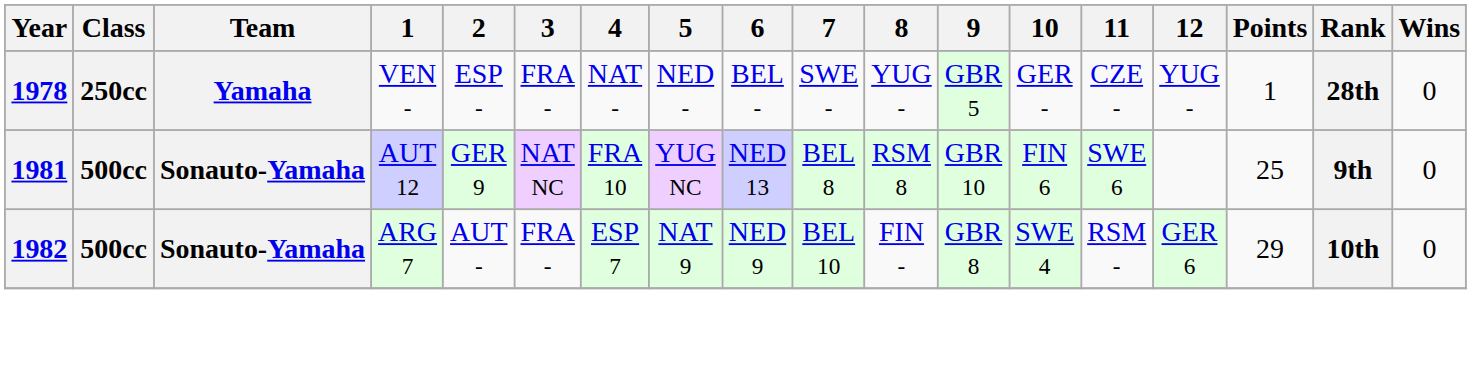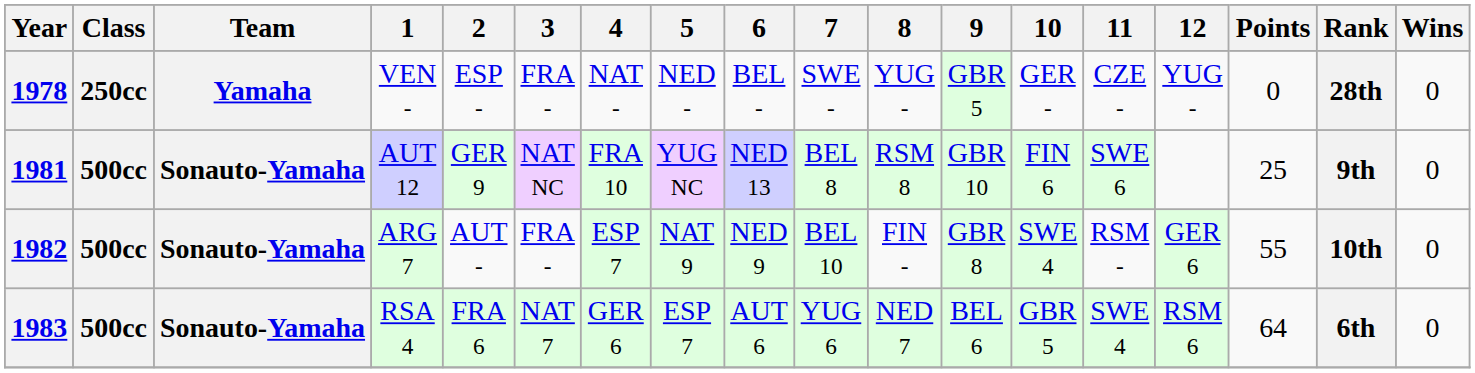(1270, 90) 1 -> (1273, 90) 0
(1270, 248) 29 -> (1273, 248) 55
+ row: (39, 328)
